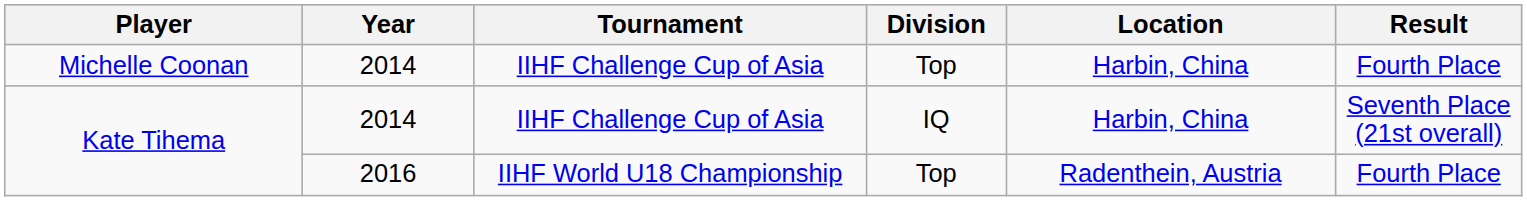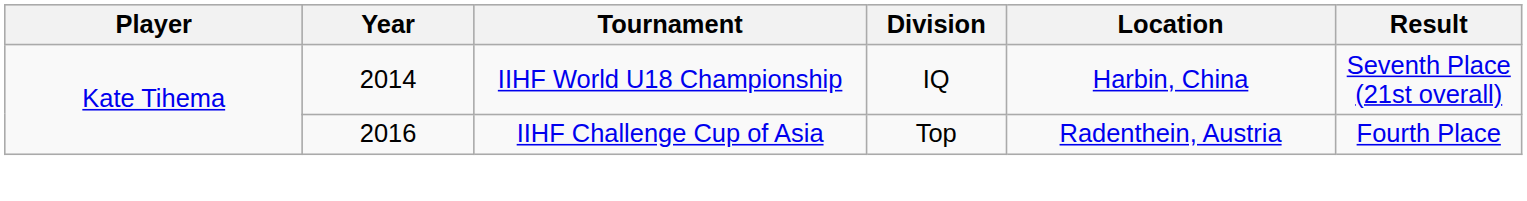- row: (154, 65)
(670, 119) IIHF Challenge Cup of Asia -> (670, 79) IIHF World U18 Championship
(670, 174) IIHF World U18 Championship -> (670, 133) IIHF Challenge Cup of Asia
